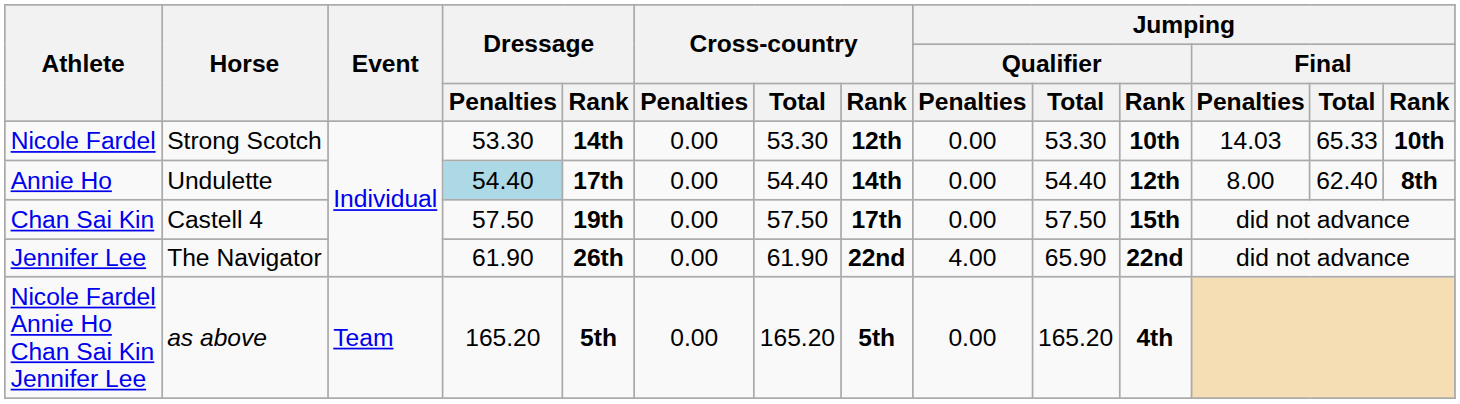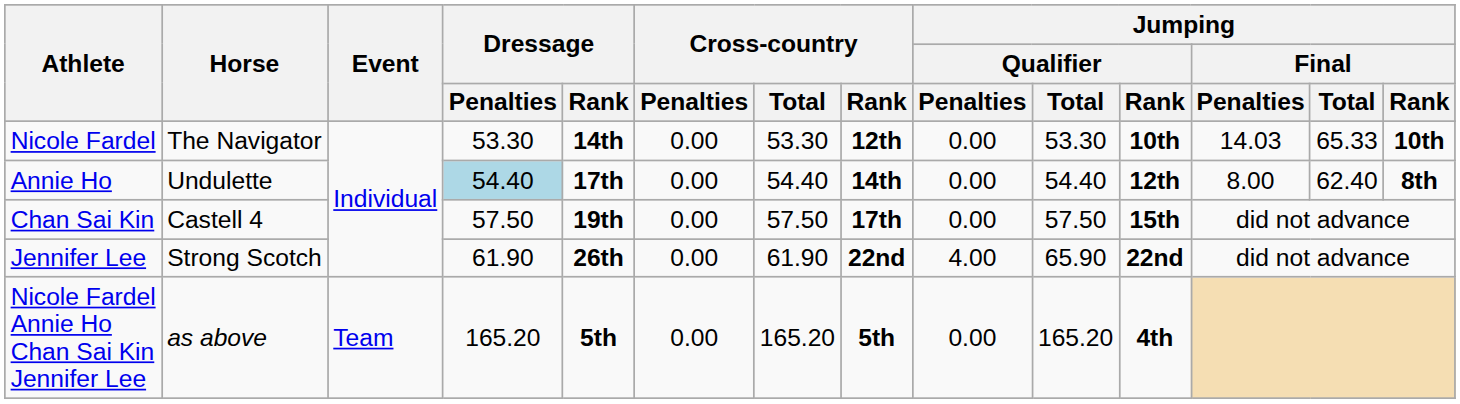(244, 141) Strong Scotch -> (244, 141) The Navigator
(244, 258) The Navigator -> (244, 258) Strong Scotch
